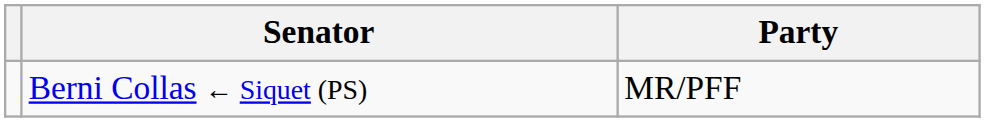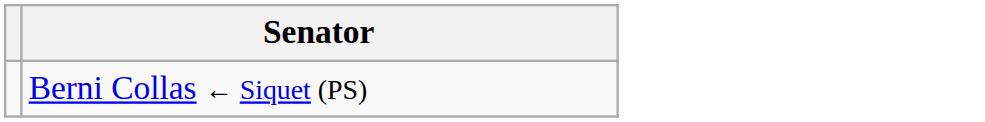- column: (798, 32)
